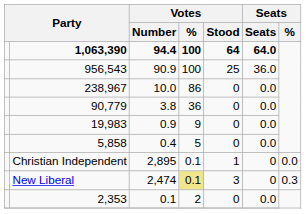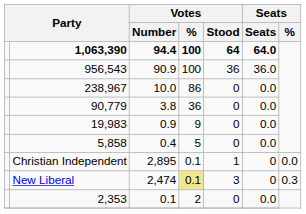(233, 69) 25 -> (233, 69) 36
